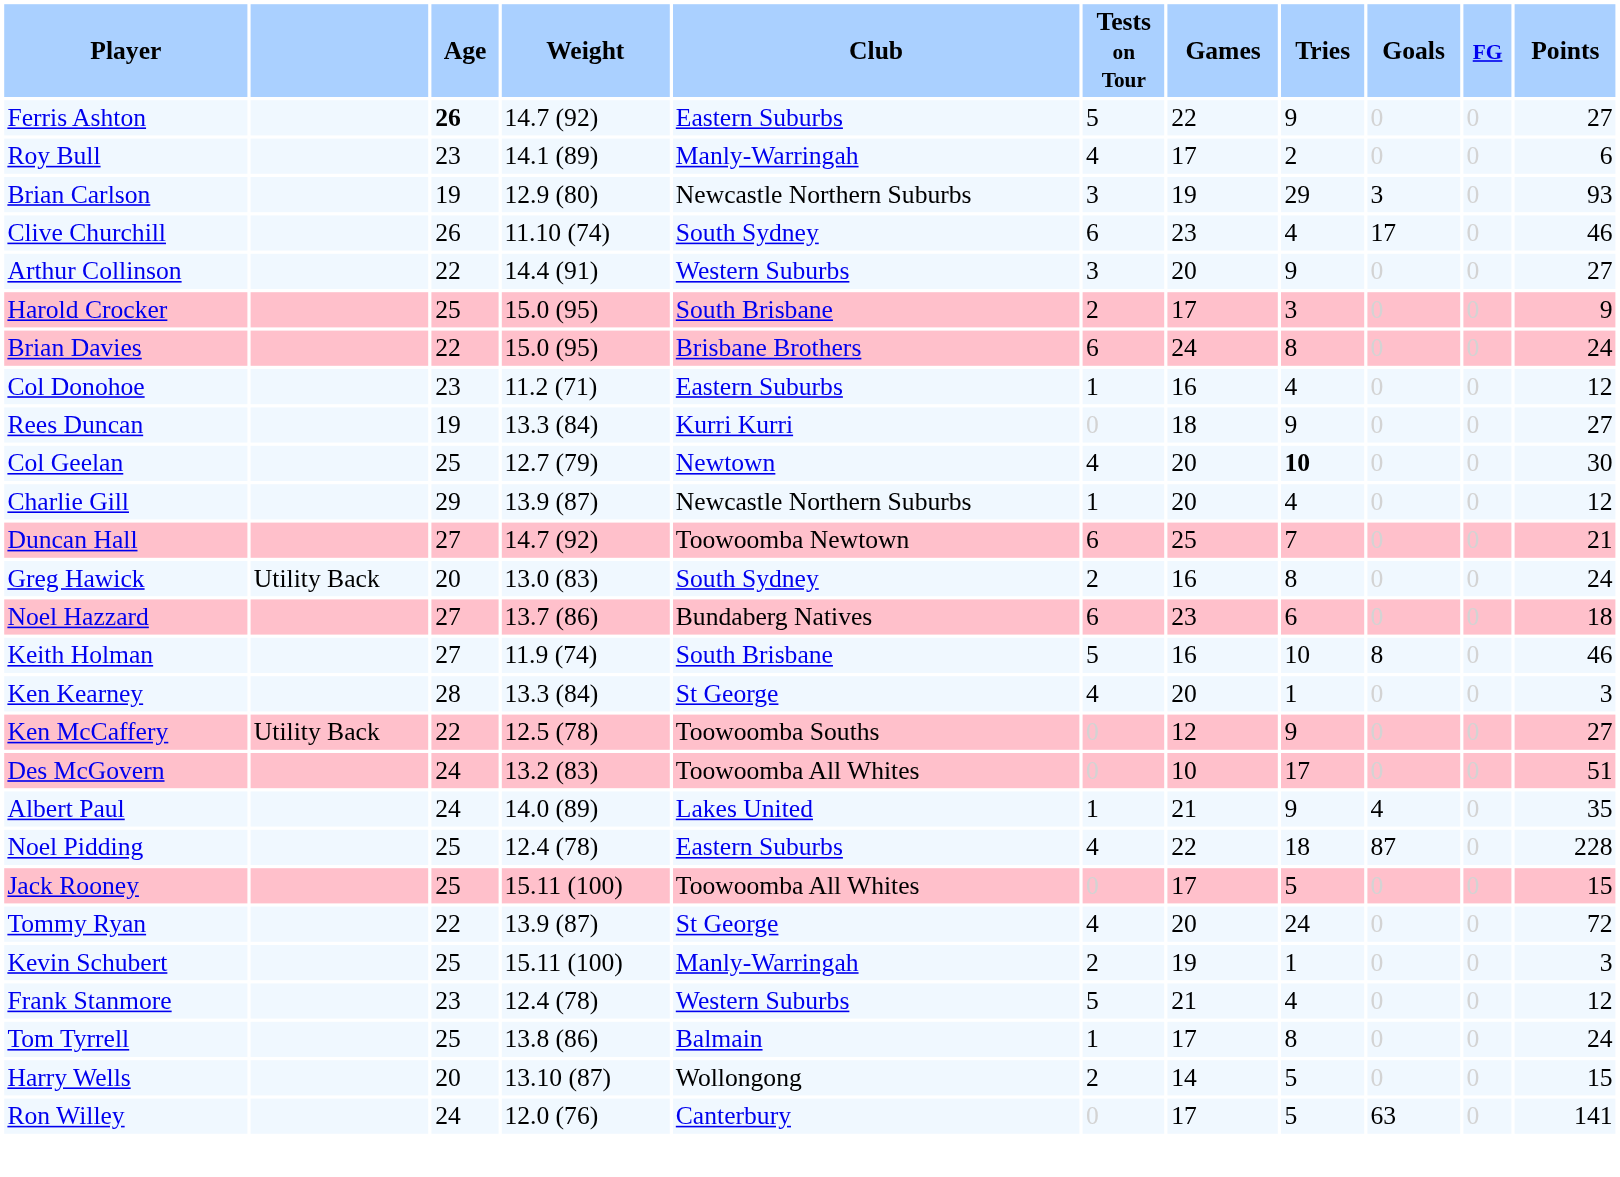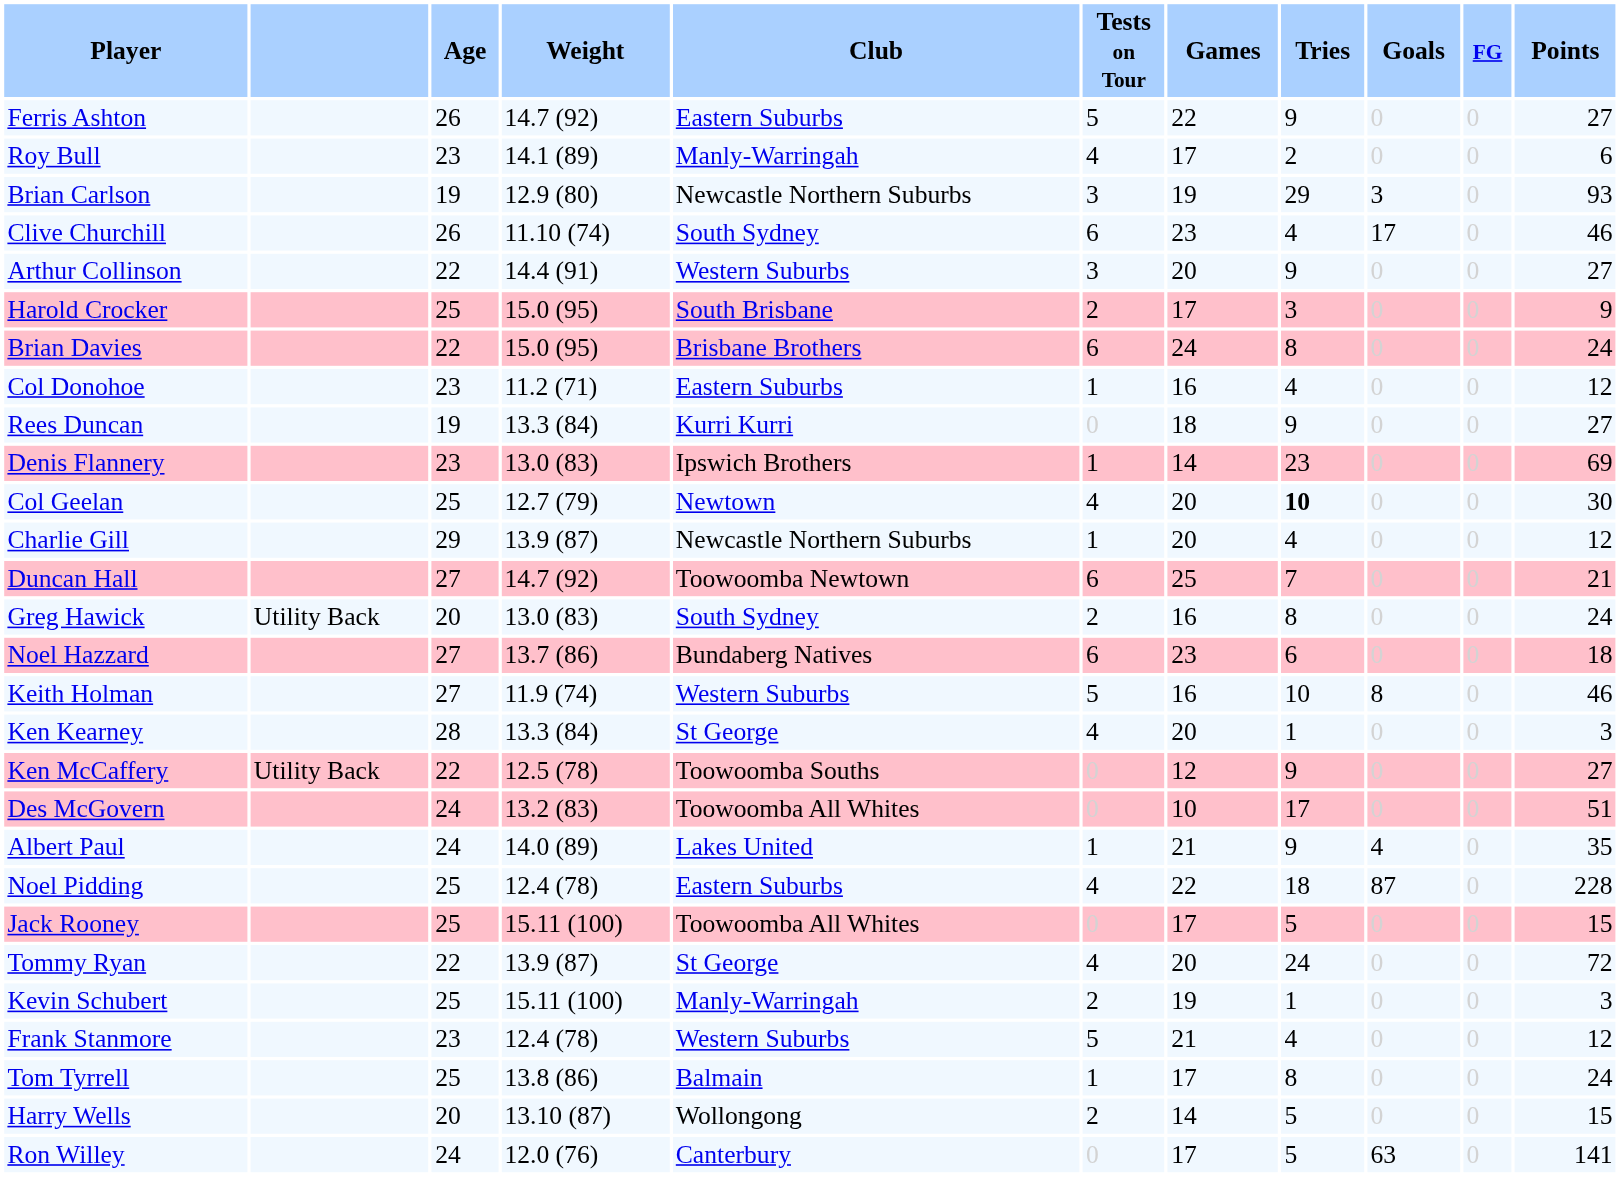(448, 117) bold -> (448, 117) normal
+ row: (86, 463)
(754, 655) South Brisbane -> (763, 693) Western Suburbs
